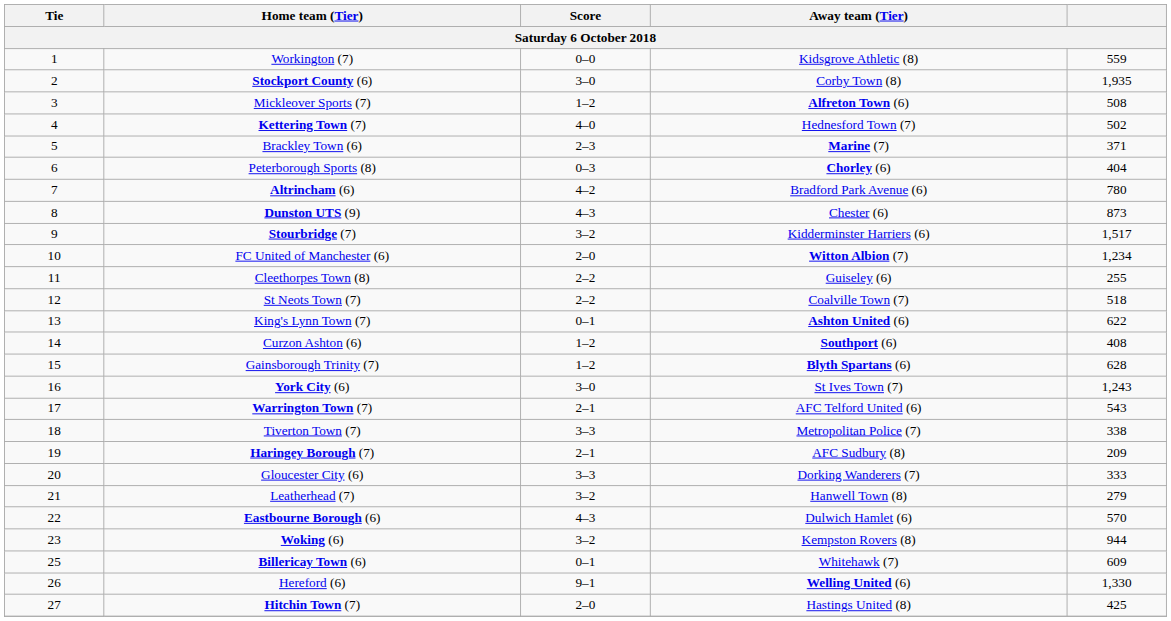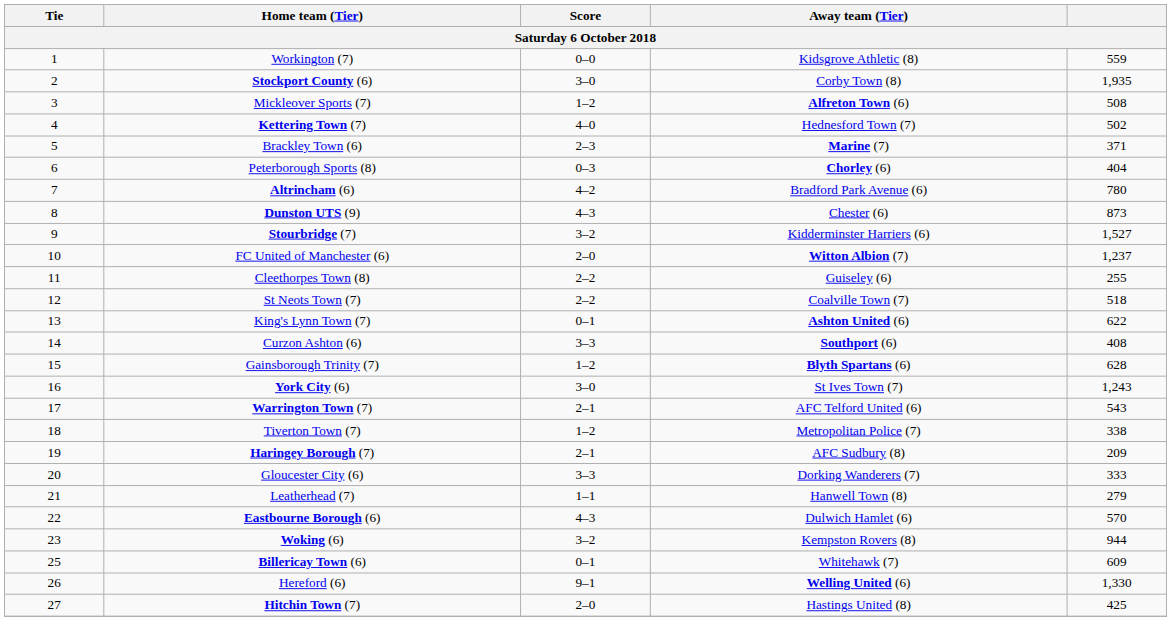(1117, 234) 1,517 -> (1117, 234) 1,527
(1117, 256) 1,234 -> (1117, 256) 1,237
(585, 343) 1–2 -> (585, 343) 3–3
(585, 430) 3–3 -> (585, 430) 1–2
(585, 496) 3–2 -> (585, 496) 1–1
